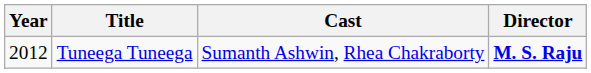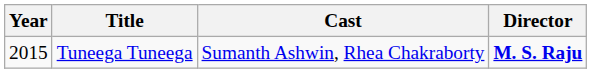(28, 52) 2012 -> (28, 52) 2015
